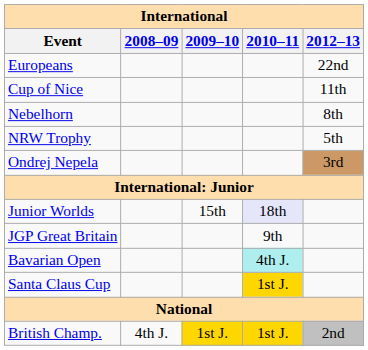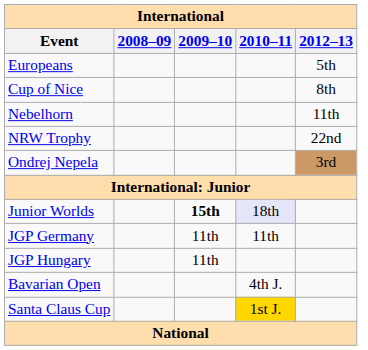(333, 65) 22nd -> (326, 65) 5th
(333, 89) 11th -> (326, 89) 8th
(333, 114) 8th -> (326, 114) 11th
(333, 138) 5th -> (326, 138) 22nd
(212, 211) normal -> (205, 211) bold
+ row: (51, 235)
- row: (63, 235)
+ row: (49, 260)
(273, 260) paleturquoise background -> (266, 284) no background
- row: (55, 333)
